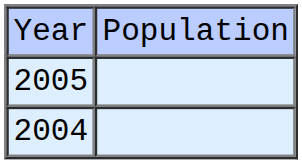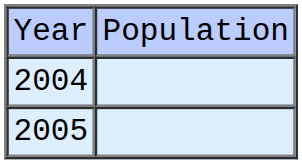rows swapped: (51, 132) <-> (51, 82)
